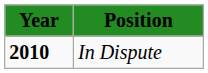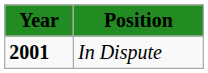(29, 52) 2010 -> (29, 52) 2001
